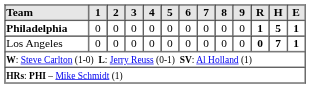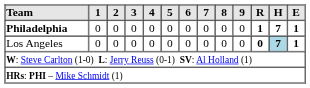(278, 28) 5 -> (278, 28) 7
(278, 43) no background -> (278, 43) lightblue background
